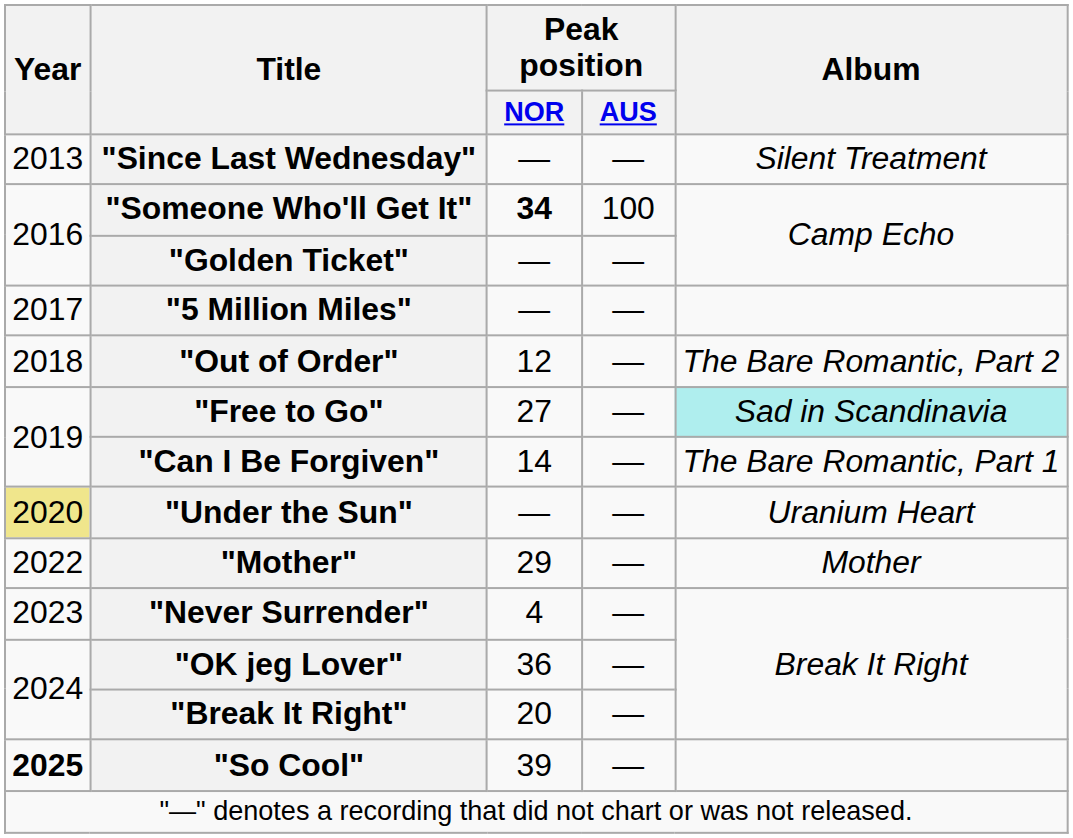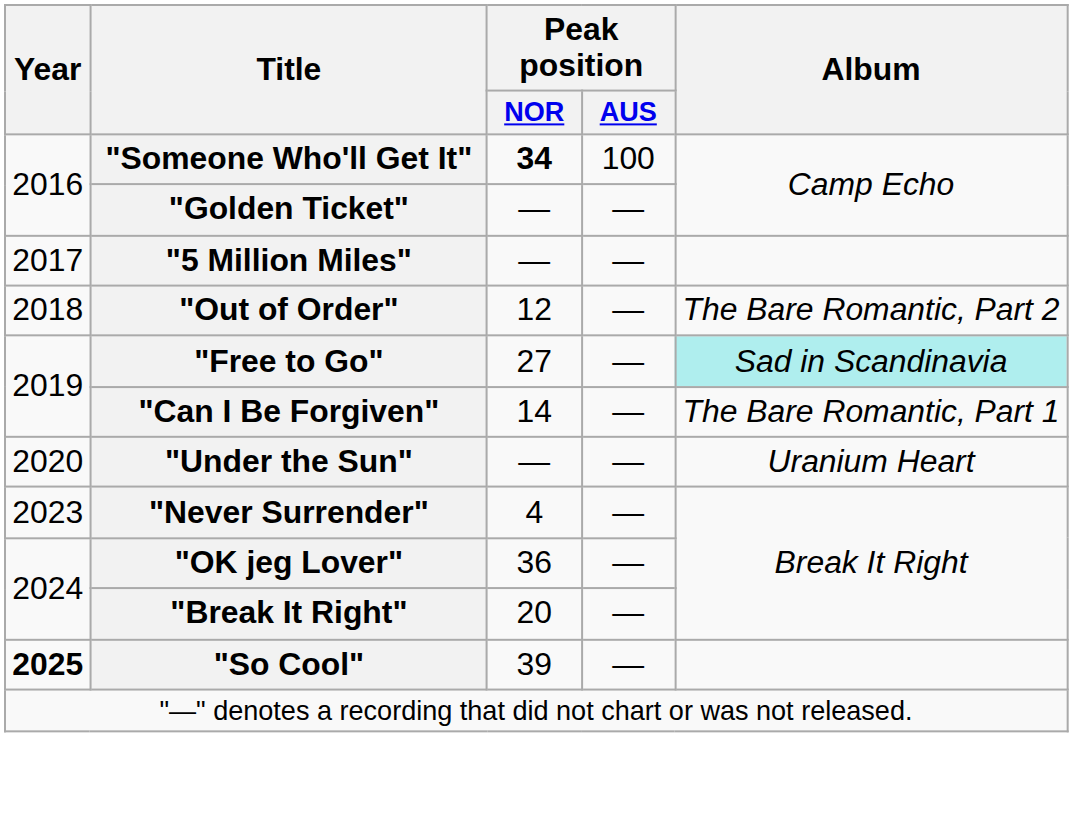- row: (289, 158)
(48, 512) khaki background -> (48, 461) no background
- row: (289, 562)
